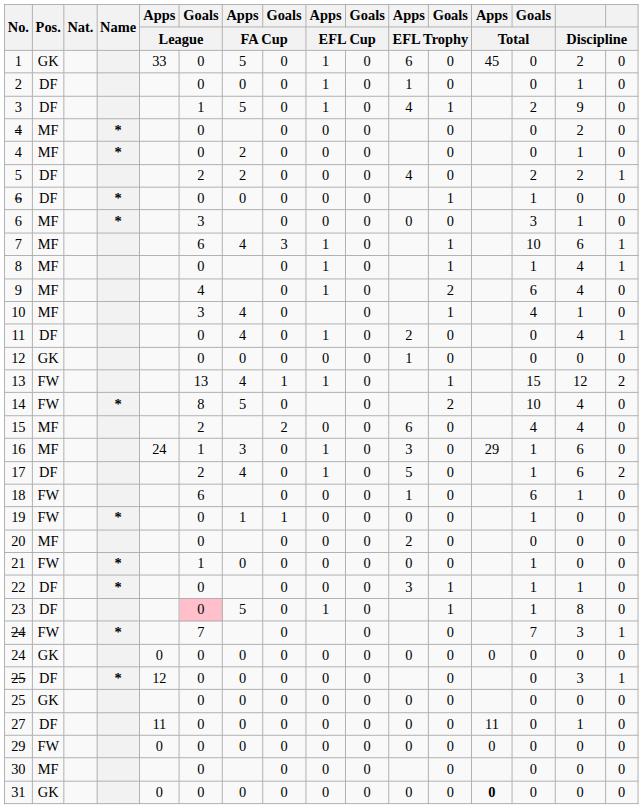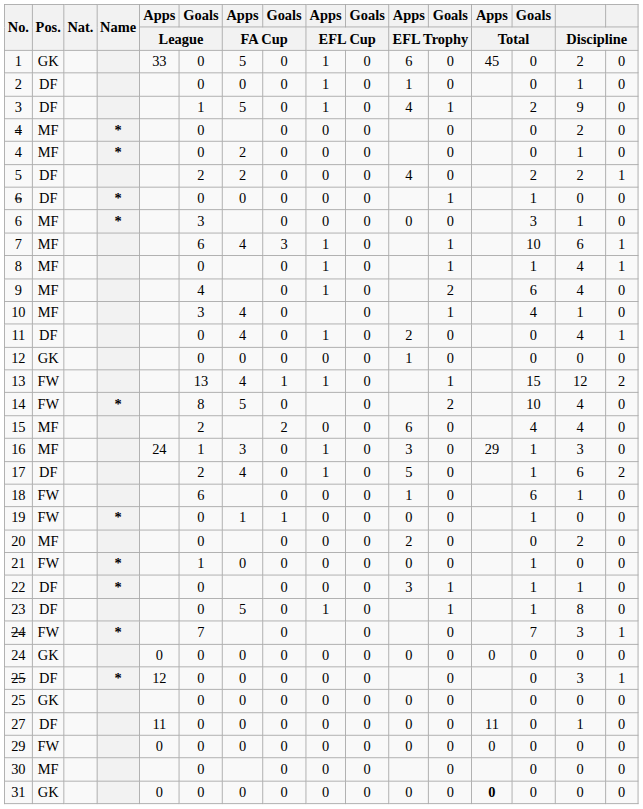(580, 449) 6 -> (580, 449) 3
(580, 541) 0 -> (580, 541) 2
(201, 609) pink background -> (201, 609) no background
